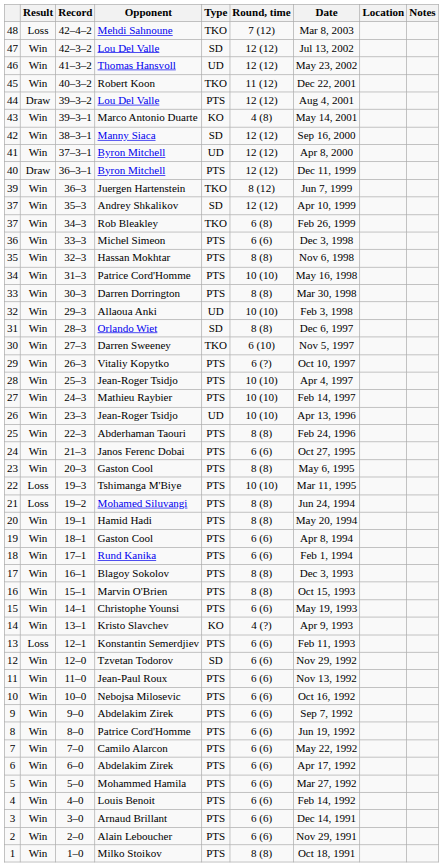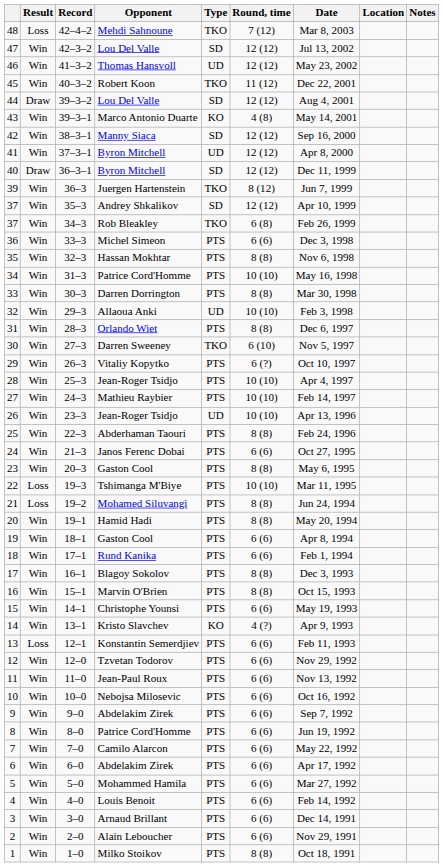(216, 100) PTS -> (216, 100) SD
(216, 170) PTS -> (216, 170) SD
(216, 328) SD -> (216, 328) PTS
(216, 661) SD -> (216, 661) PTS
